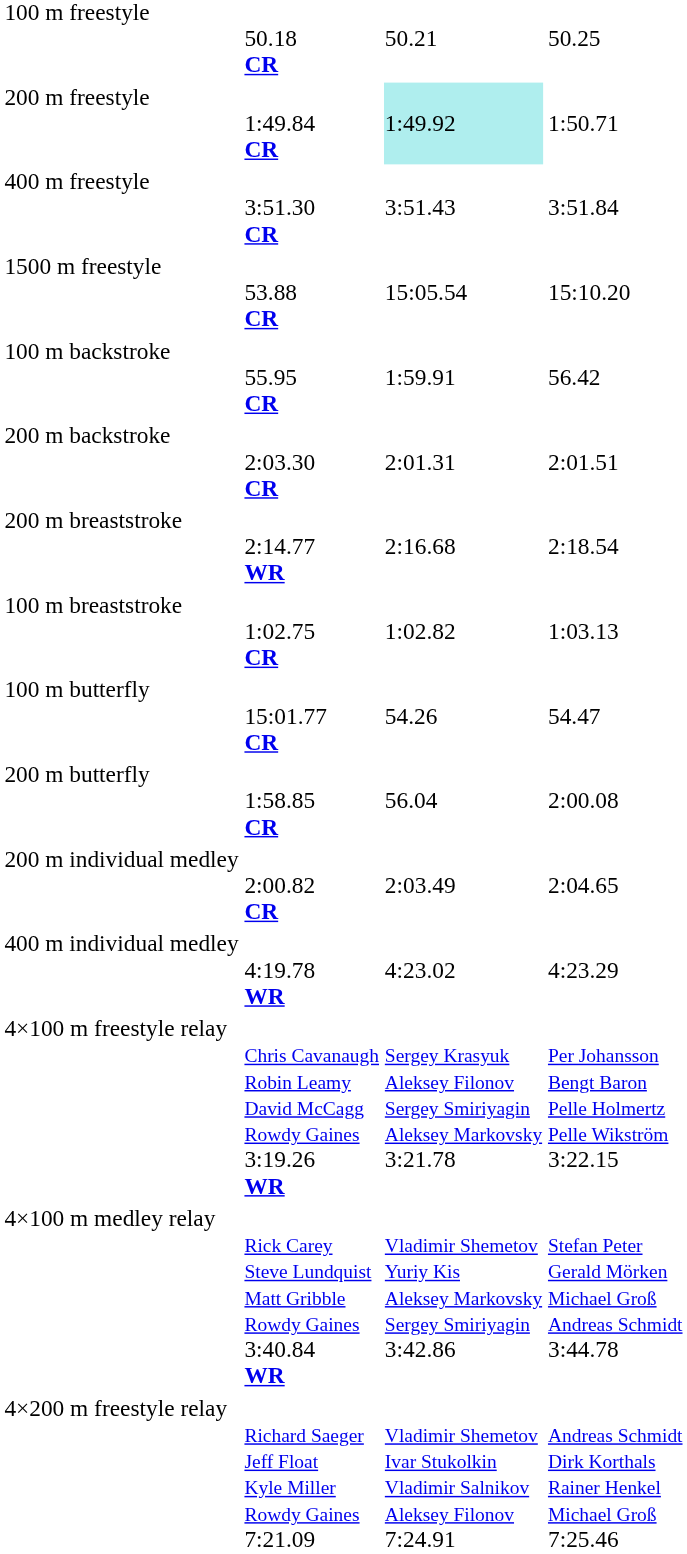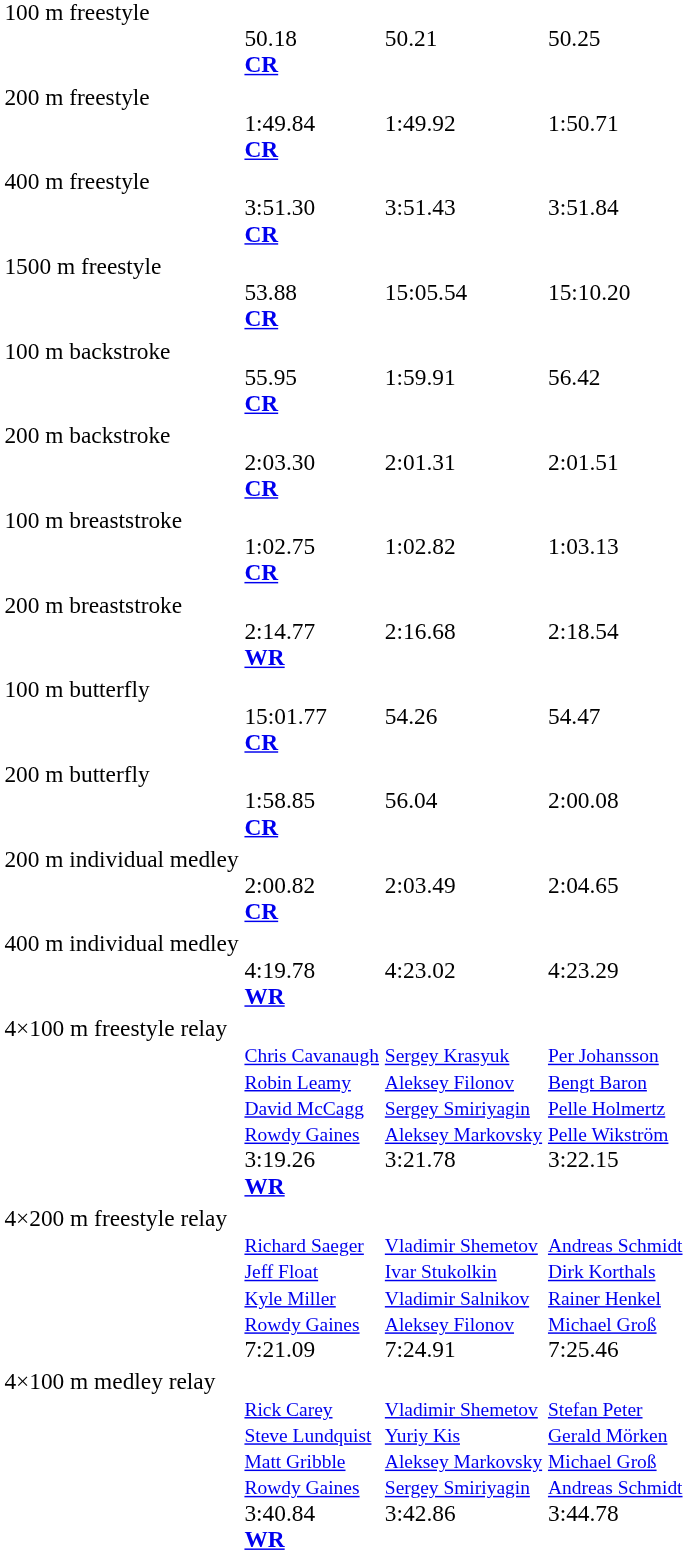(420, 123) paleturquoise background -> (420, 123) no background
rows swapped: (93, 605) <-> (93, 520)
rows swapped: (116, 1408) <-> (110, 1218)
